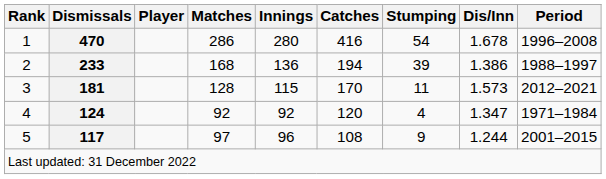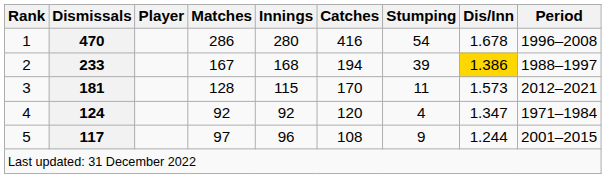(222, 64) 168 -> (222, 64) 167
(286, 64) 136 -> (286, 64) 168
(489, 64) no background -> (489, 64) gold background
